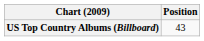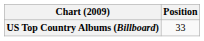(180, 28) 43 -> (180, 28) 33
